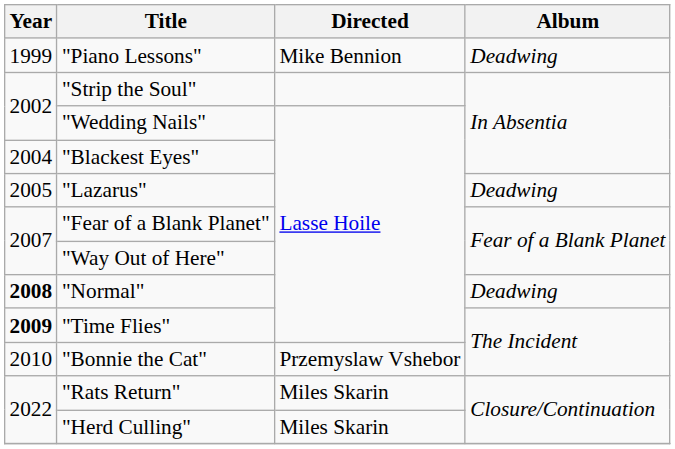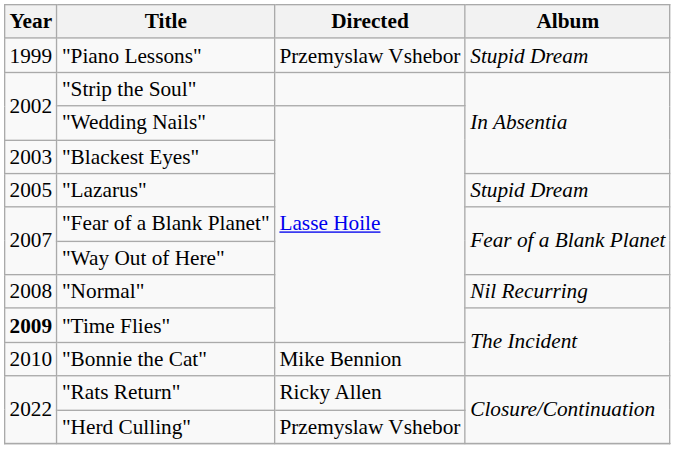(341, 55) Mike Bennion -> (370, 55) Przemyslaw Vshebor
(514, 55) Deadwing -> (529, 55) Stupid Dream
(31, 156) 2004 -> (31, 156) 2003
(514, 190) Deadwing -> (529, 190) Stupid Dream
(31, 291) bold -> (31, 291) normal
(514, 291) Deadwing -> (529, 291) Nil Recurring
(370, 358) Przemyslaw Vshebor -> (341, 358) Mike Bennion
(334, 392) Miles Skarin -> (331, 392) Ricky Allen
(334, 426) Miles Skarin -> (370, 426) Przemyslaw Vshebor
